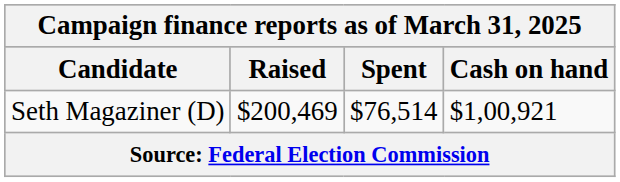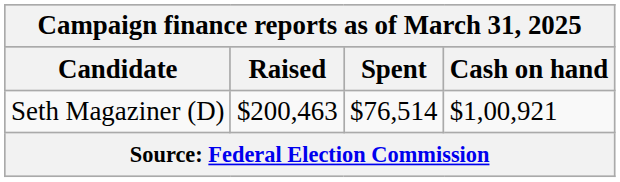(287, 111) $200,469 -> (287, 111) $200,463
